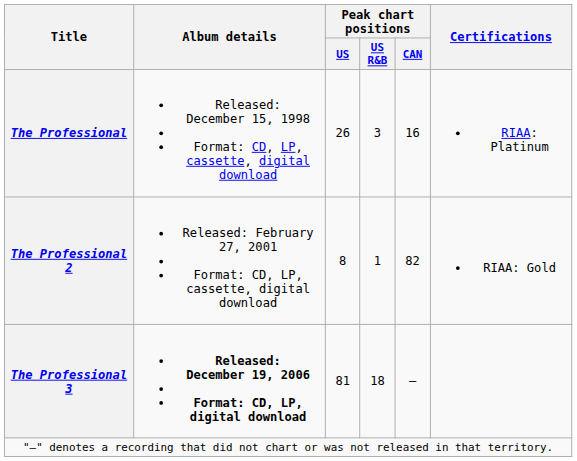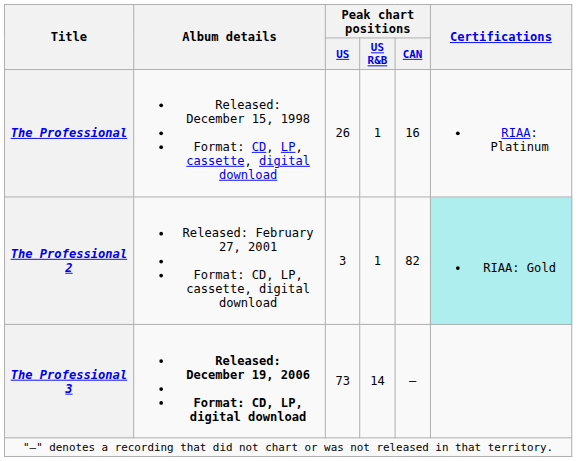(377, 133) 3 -> (377, 133) 1
(343, 261) 8 -> (343, 261) 3
(501, 268) no background -> (501, 268) paleturquoise background
(343, 381) 81 -> (343, 381) 73
(377, 381) 18 -> (377, 381) 14
